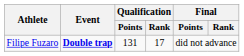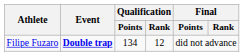(130, 43) 131 -> (130, 43) 134
(159, 43) 17 -> (159, 43) 12
